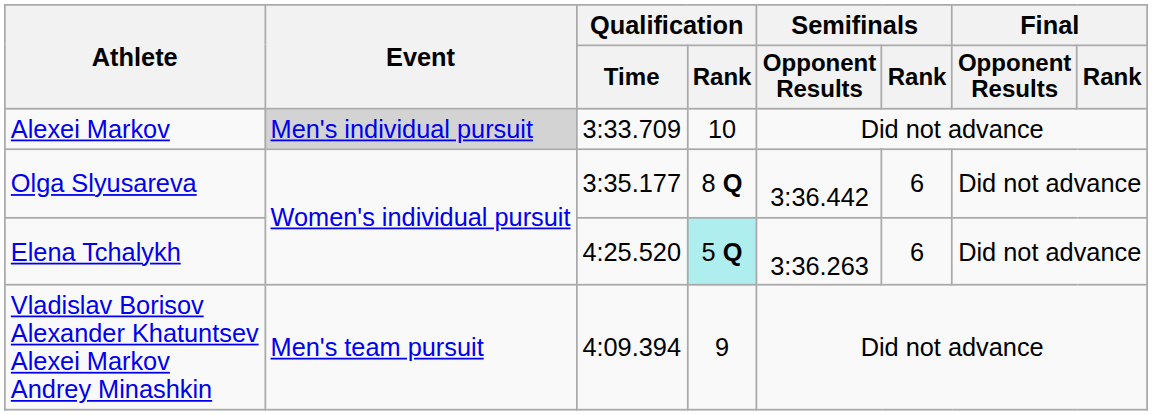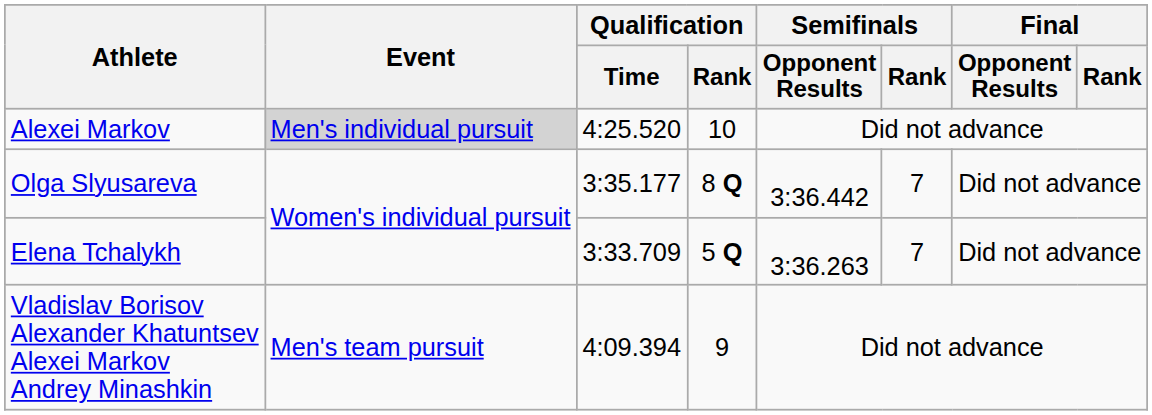(632, 130) 3:33.709 -> (632, 130) 4:25.520
(917, 184) 6 -> (917, 184) 7
(632, 252) 4:25.520 -> (632, 252) 3:33.709
(722, 252) paleturquoise background -> (722, 252) no background
(917, 252) 6 -> (917, 252) 7
